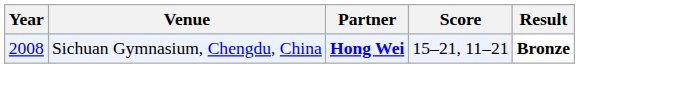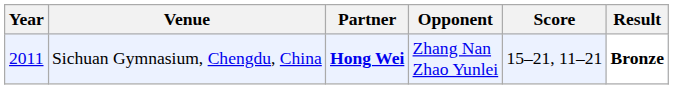+ column: (455, 19)
(26, 48) 2008 -> (26, 58) 2011
